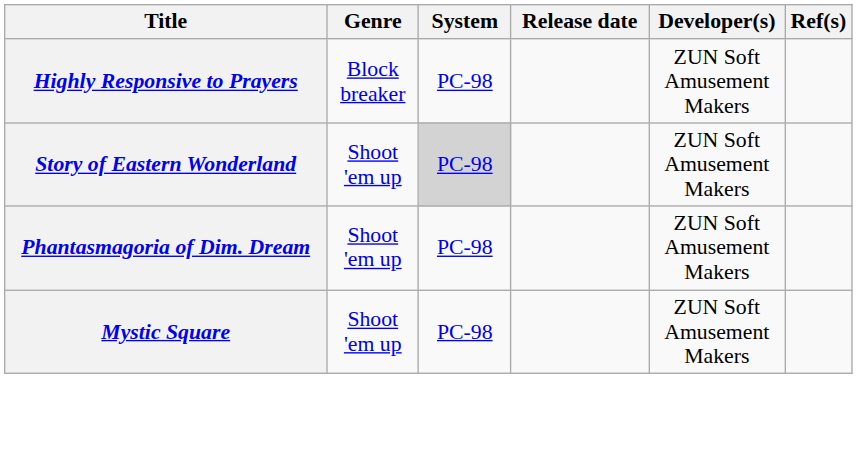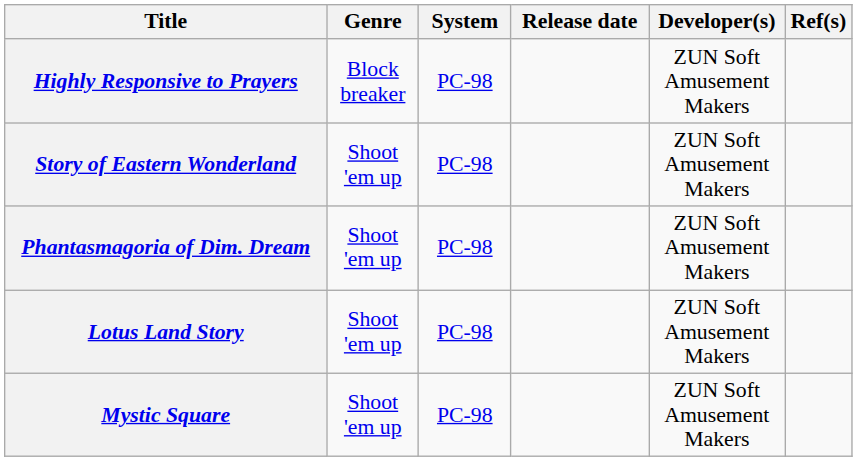(465, 164) lightgrey background -> (465, 164) no background
+ row: (166, 331)
